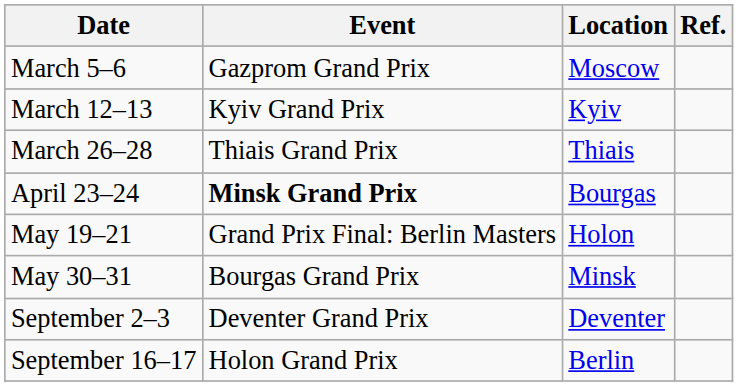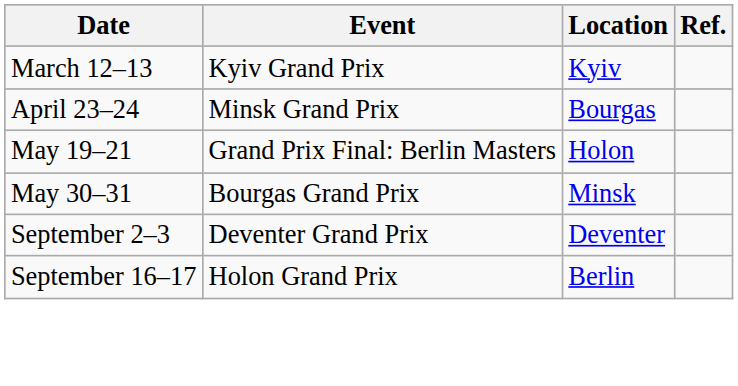- row: (68, 67)
- row: (82, 151)
(313, 192) bold -> (304, 109) normal
